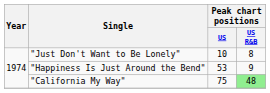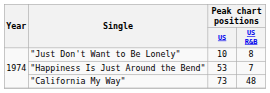(251, 68) 9 -> (251, 68) 7
(222, 81) 75 -> (222, 81) 73
(251, 81) lightgreen background -> (251, 81) no background
